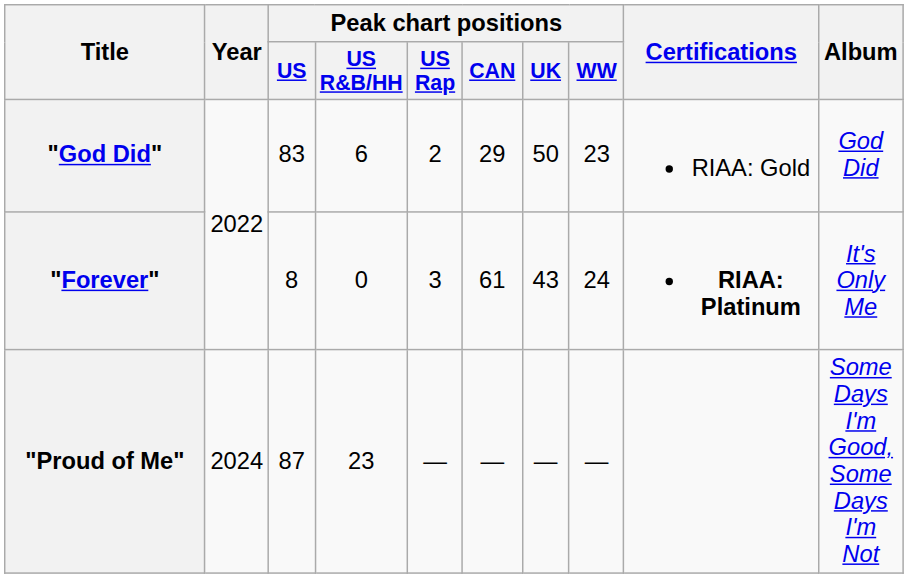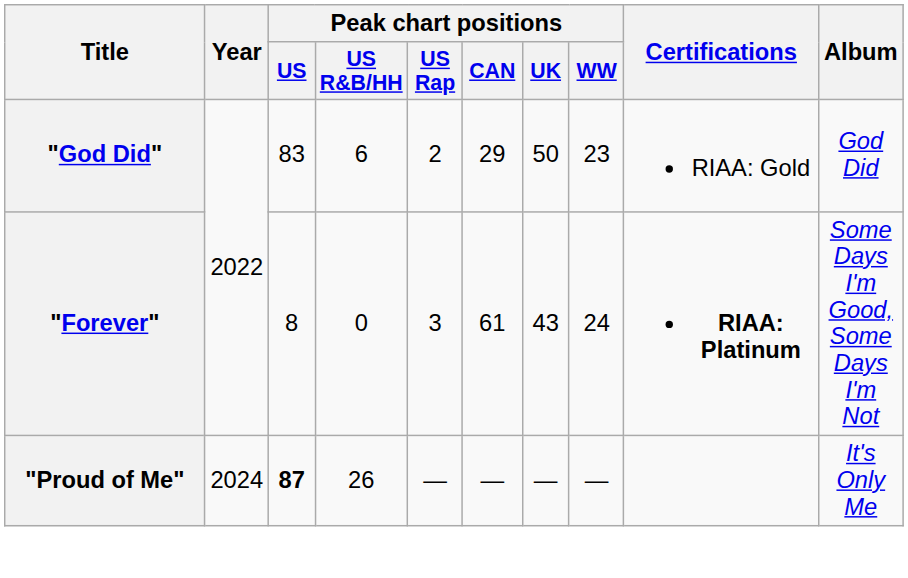(861, 280) It's Only Me -> (861, 322) Some Days I'm Good, Some Days I'm Not
(292, 461) normal -> (292, 480) bold
(361, 461) 23 -> (361, 480) 26
(861, 461) Some Days I'm Good, Some Days I'm Not -> (861, 480) It's Only Me
